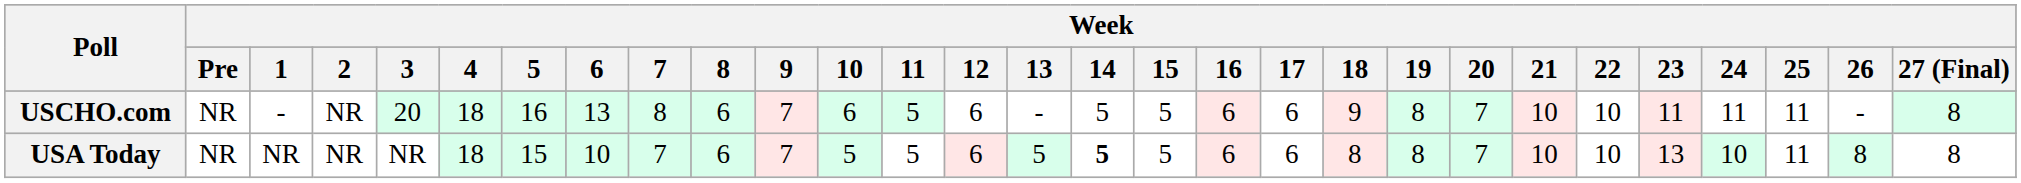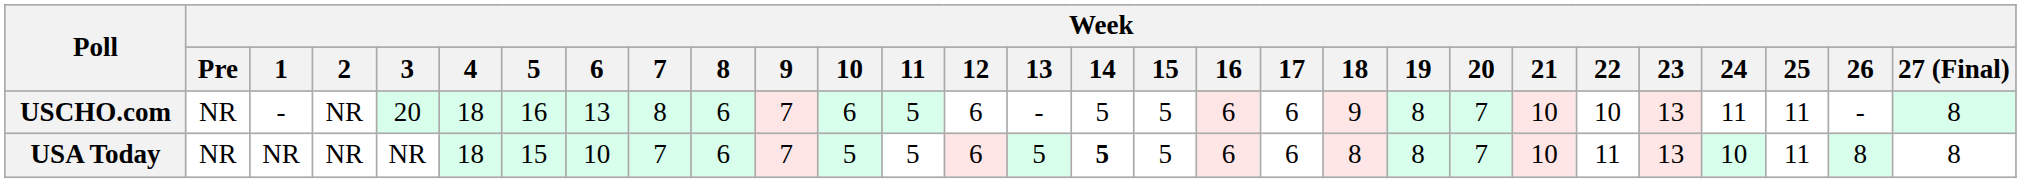(1671, 111) 11 -> (1671, 111) 13
(1607, 154) 10 -> (1607, 154) 11
